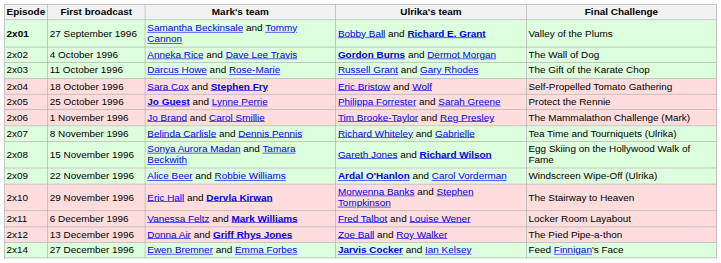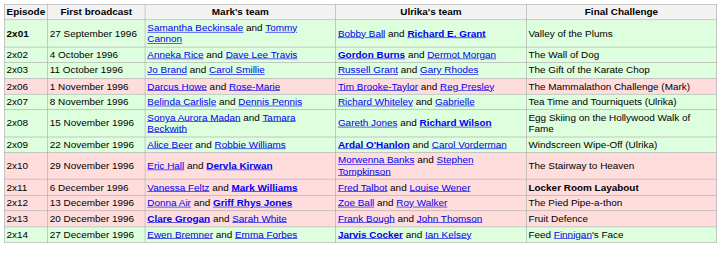(214, 70) Darcus Howe and Rose-Marie -> (206, 70) Jo Brand and Carol Smillie
- row: (87, 86)
- row: (87, 102)
(206, 117) Jo Brand and Carol Smillie -> (214, 86) Darcus Howe and Rose-Marie
(580, 218) normal -> (584, 187) bold
+ row: (92, 218)
